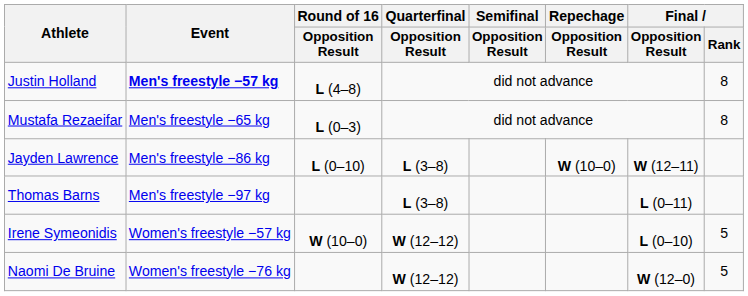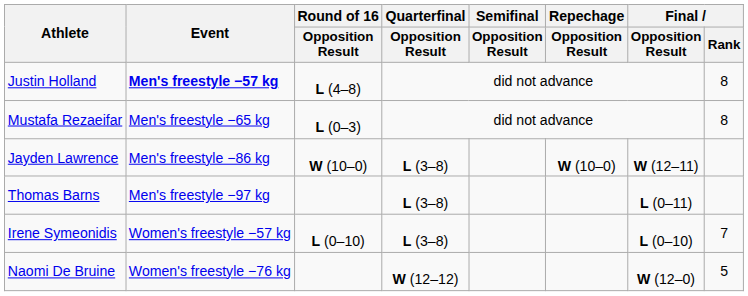(338, 166) L (0–10) -> (338, 166) W (10–0)
(338, 242) W (10–0) -> (338, 242) L (0–10)
(425, 242) W (12–12) -> (425, 242) L (3–8)
(724, 234) 5 -> (724, 234) 7
